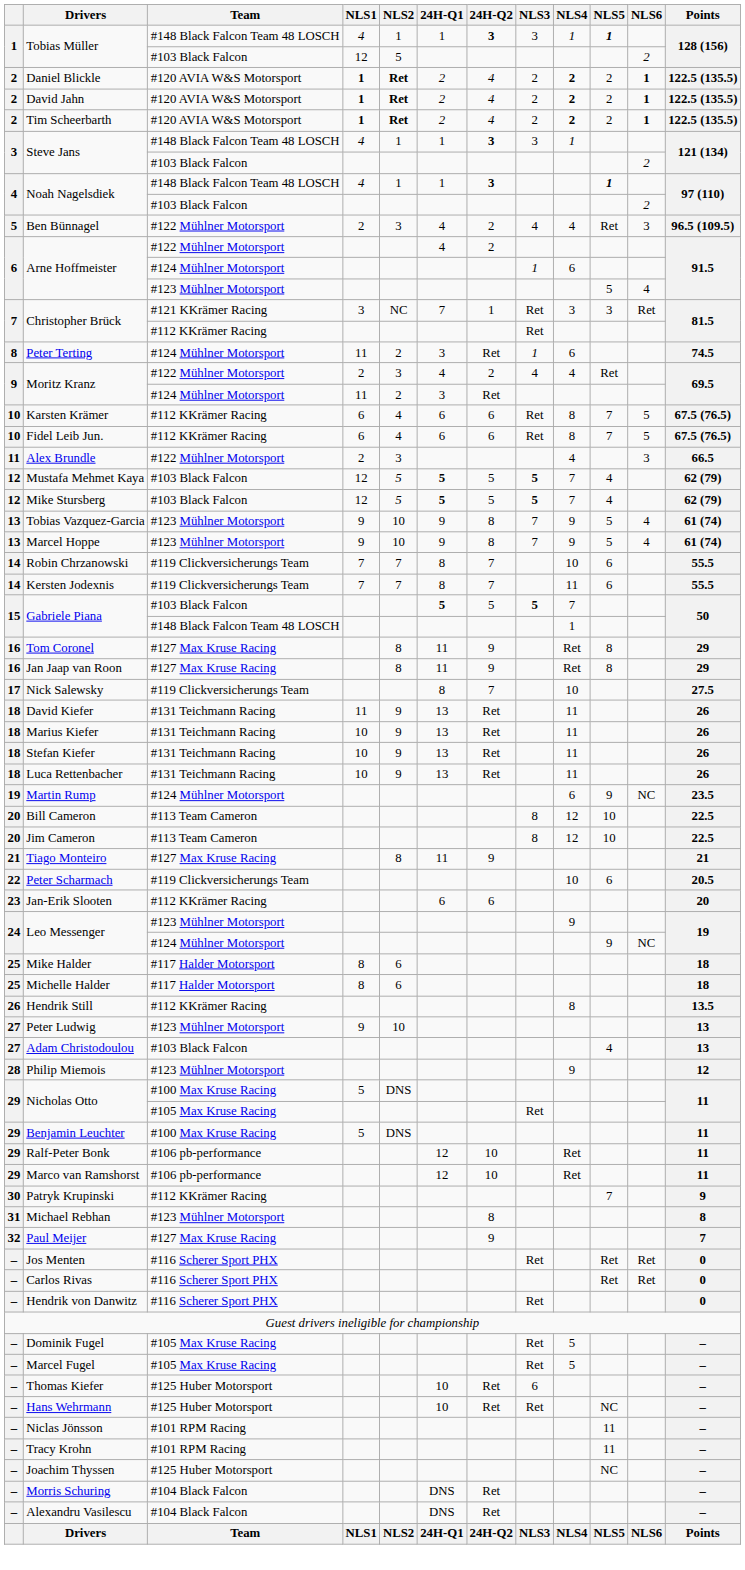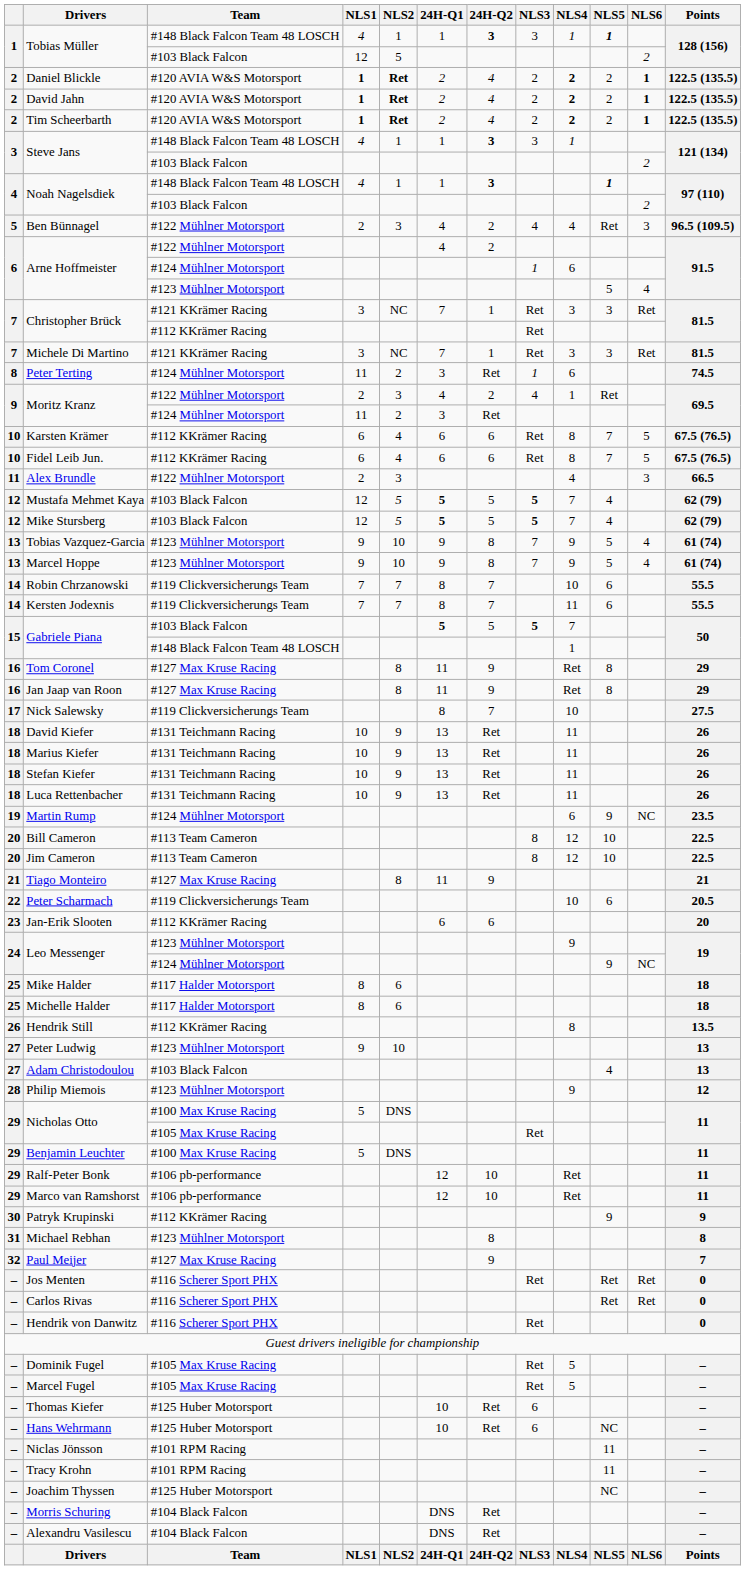+ row: (77, 352)
(572, 373) 4 -> (572, 394) 1
(361, 710) 11 -> (361, 731) 10
(609, 1195) 7 -> (609, 1216) 9
(535, 1406) Ret -> (535, 1427) 6
